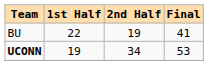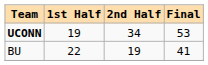rows swapped: (24, 51) <-> (14, 32)
